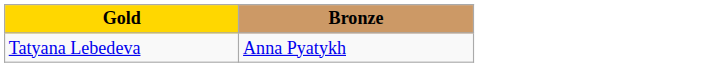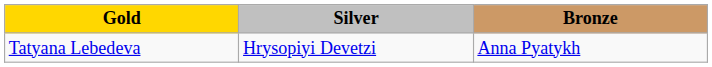+ column: (356, 18)
